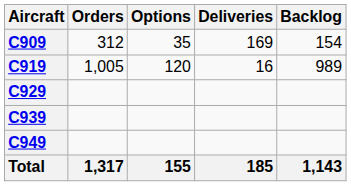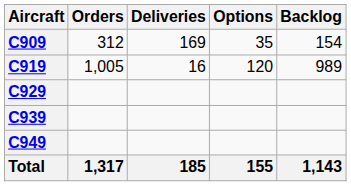columns swapped: (161, 17) <-> (236, 17)
